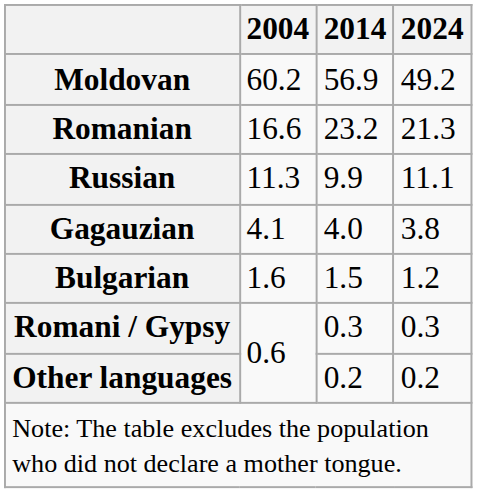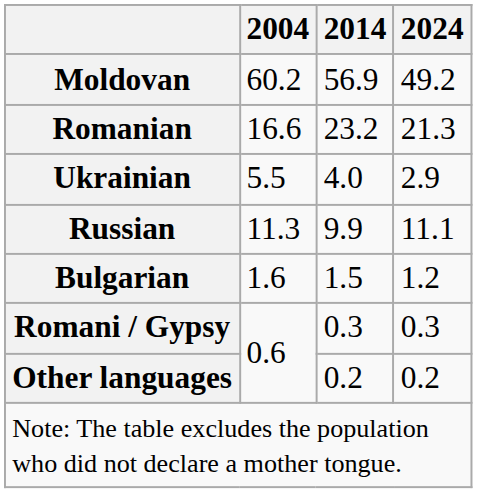+ row: (122, 178)
- row: (122, 228)
